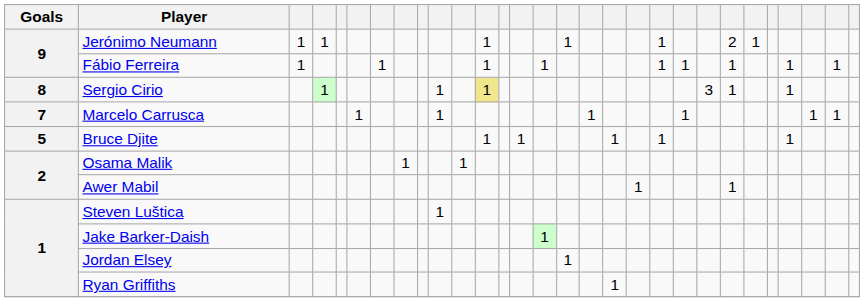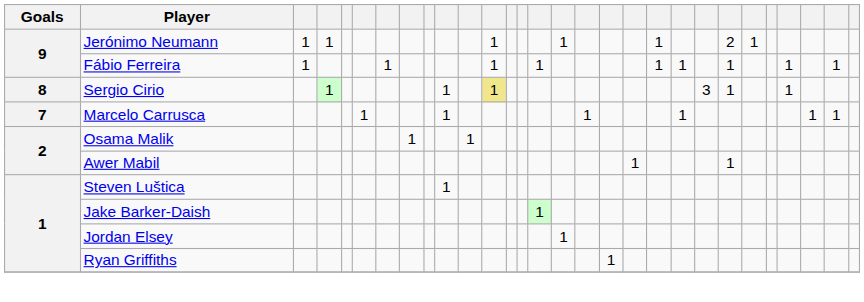- row: (120, 139)
